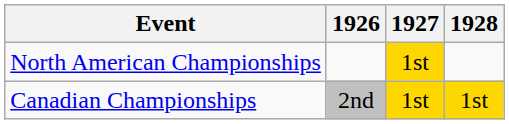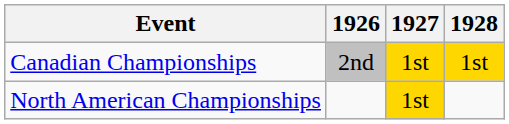rows swapped: (166, 61) <-> (133, 99)
